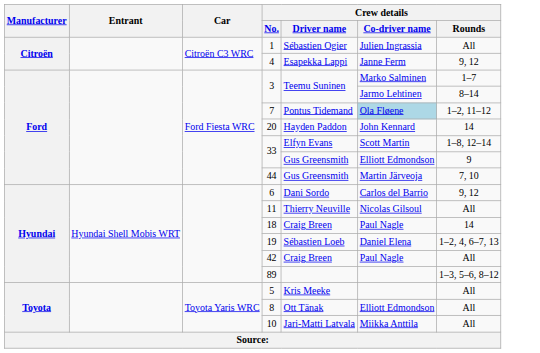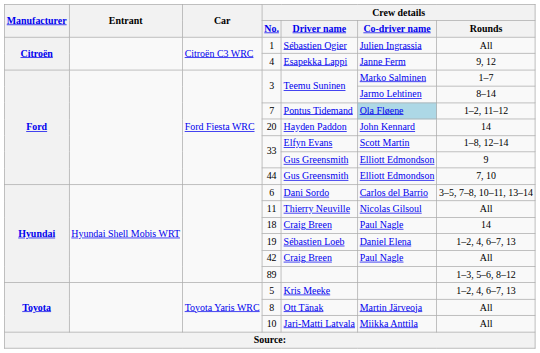(391, 176) Martin Järveoja -> (397, 176) Elliott Edmondson
(469, 192) 9, 12 -> (486, 192) 3–5, 7–8, 10–11, 13–14
(469, 290) All -> (486, 290) 1–2, 4, 6–7, 13
(397, 307) Elliott Edmondson -> (391, 307) Martin Järveoja
